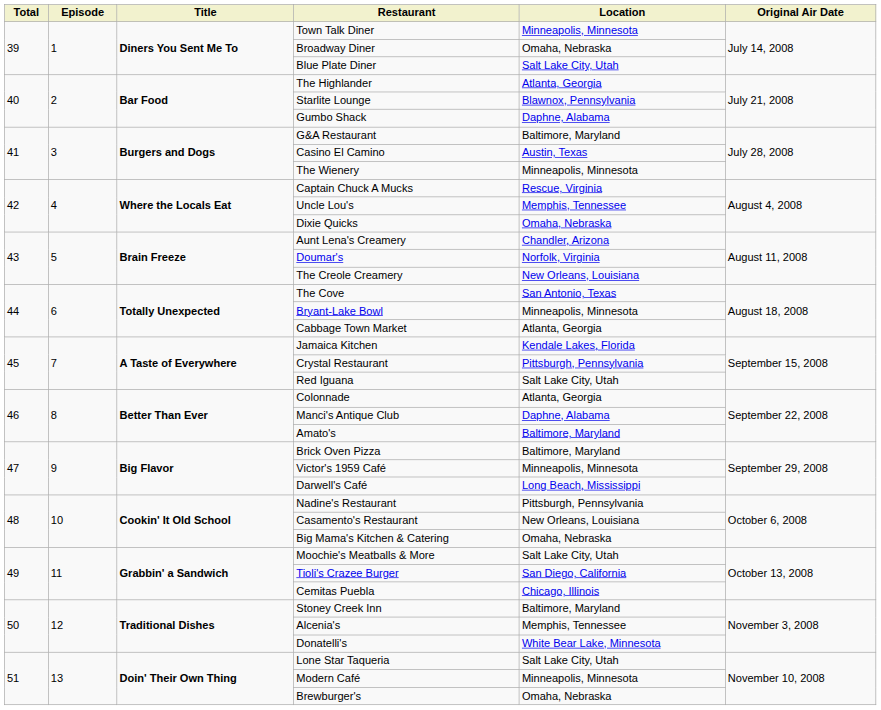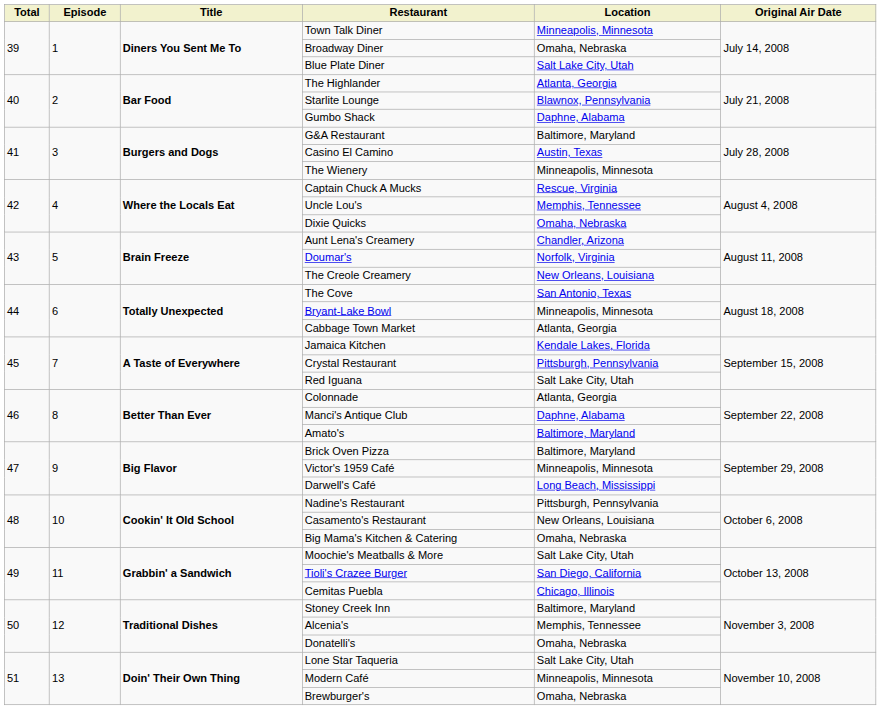(591, 643) White Bear Lake, Minnesota -> (582, 643) Omaha, Nebraska
